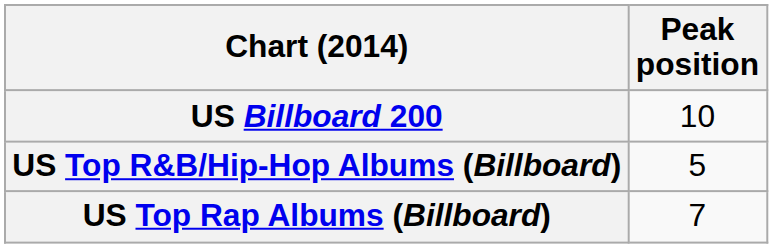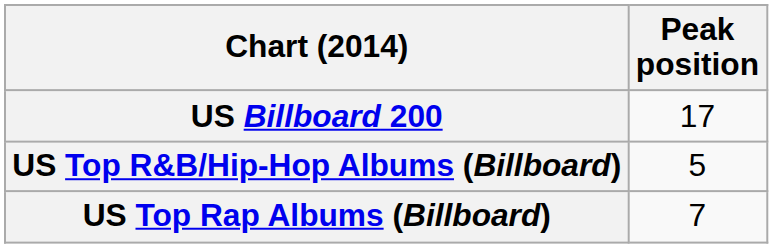(697, 115) 10 -> (697, 115) 17
